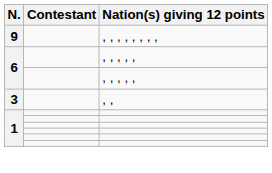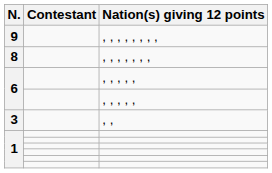+ row: (14, 57)
